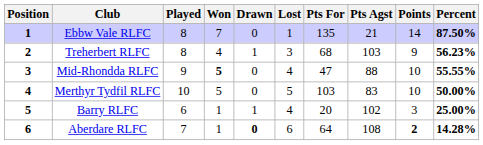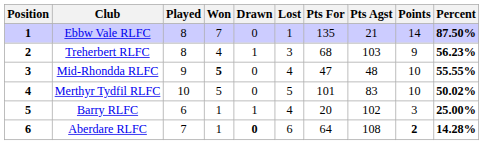(371, 71) 88 -> (371, 71) 48
(326, 91) 103 -> (326, 91) 101
(456, 91) 50.00% -> (456, 91) 50.02%
